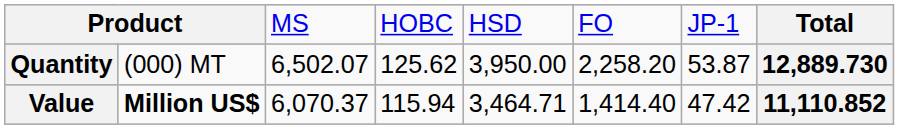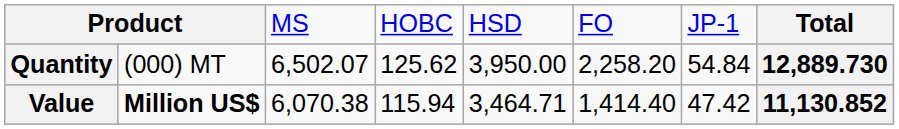(719, 64) 53.87 -> (719, 64) 54.84
(320, 104) 6,070.37 -> (320, 104) 6,070.38
(825, 104) 11,110.852 -> (825, 104) 11,130.852
